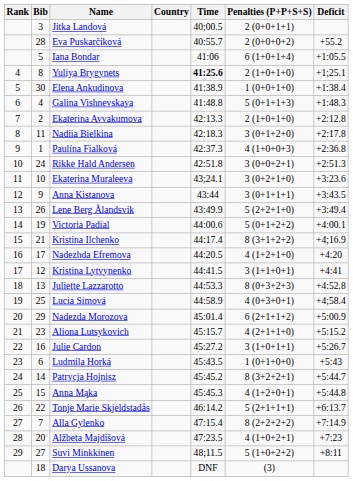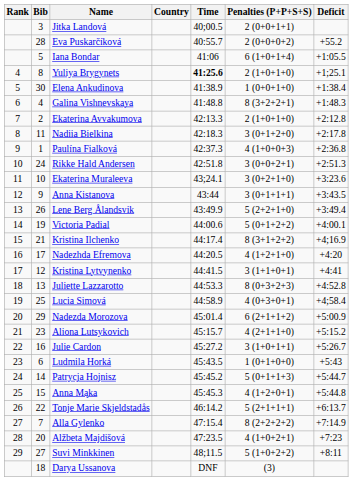(269, 103) 5 (0+1+1+3) -> (269, 103) 8 (3+2+2+1)
(269, 377) 8 (3+2+2+1) -> (269, 377) 5 (0+1+1+3)
